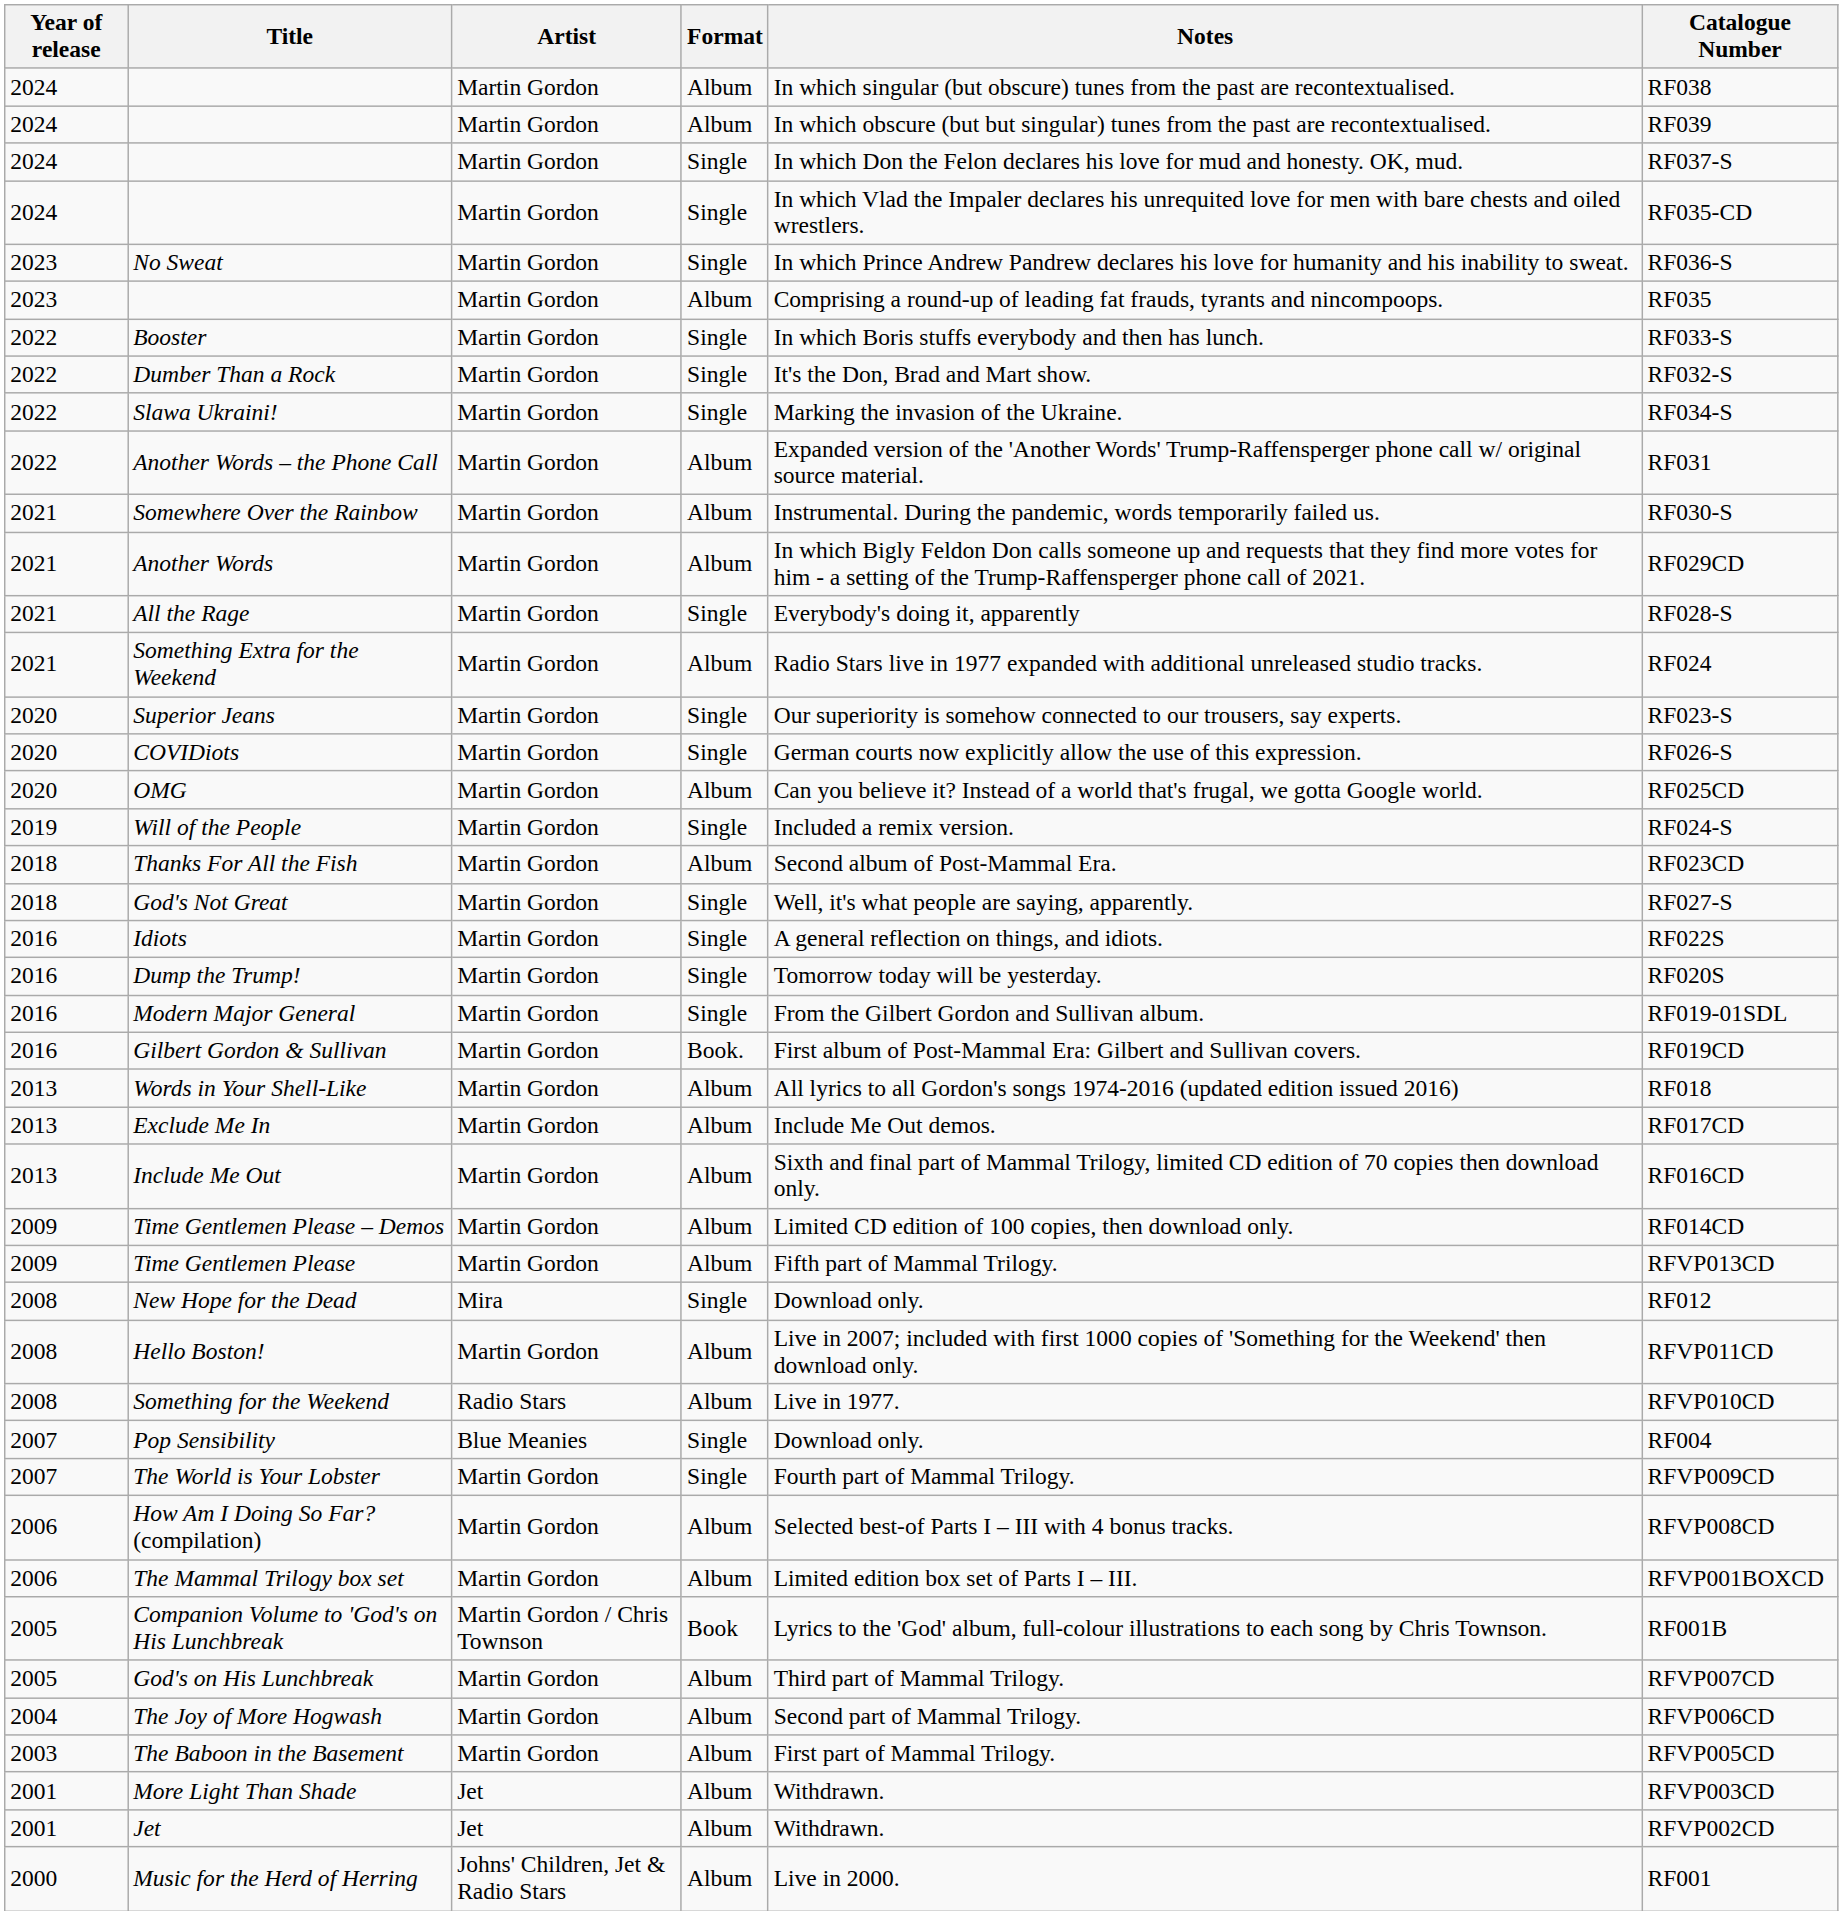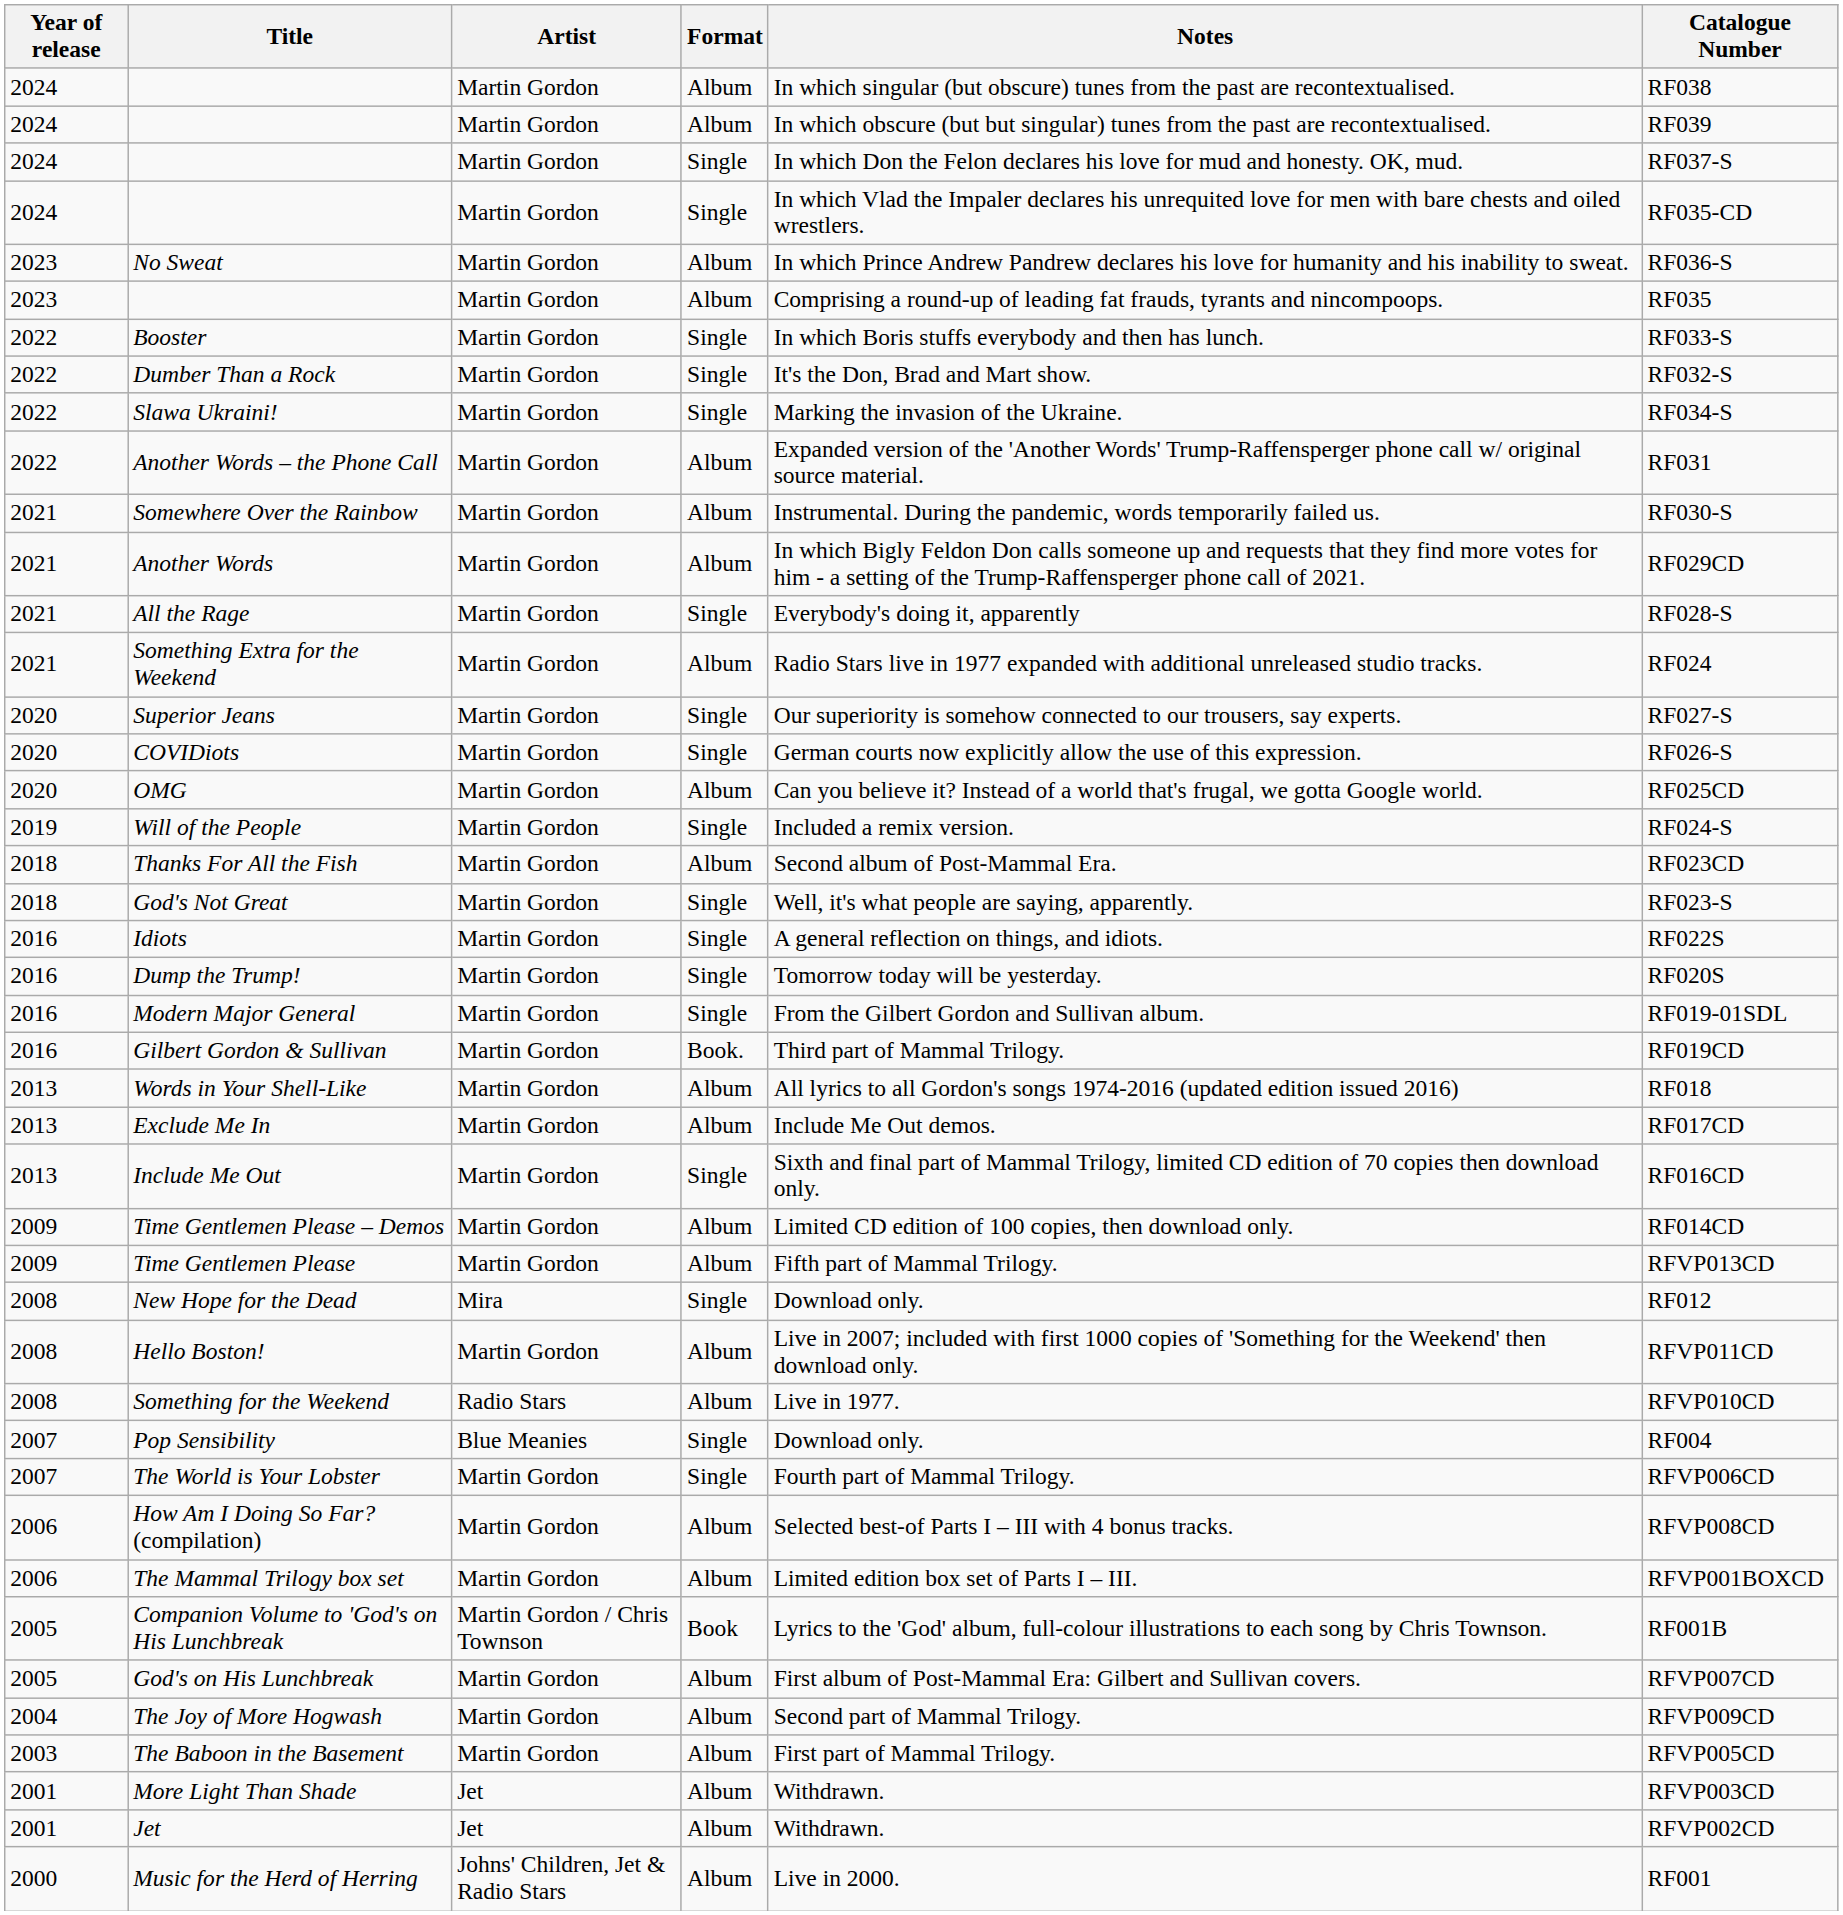(717, 262) Single -> (720, 262) Album
(1690, 714) RF023-S -> (1690, 714) RF027-S
(1690, 901) RF027-S -> (1690, 901) RF023-S
(1067, 1050) First album of Post-Mammal Era: Gilbert and Sullivan covers. -> (919, 1050) Third part of Mammal Trilogy.
(720, 1175) Album -> (717, 1175) Single
(1711, 1476) RFVP009CD -> (1711, 1476) RFVP006CD
(919, 1678) Third part of Mammal Trilogy. -> (1067, 1678) First album of Post-Mammal Era: Gilbert and Sullivan covers.
(1711, 1716) RFVP006CD -> (1711, 1716) RFVP009CD
